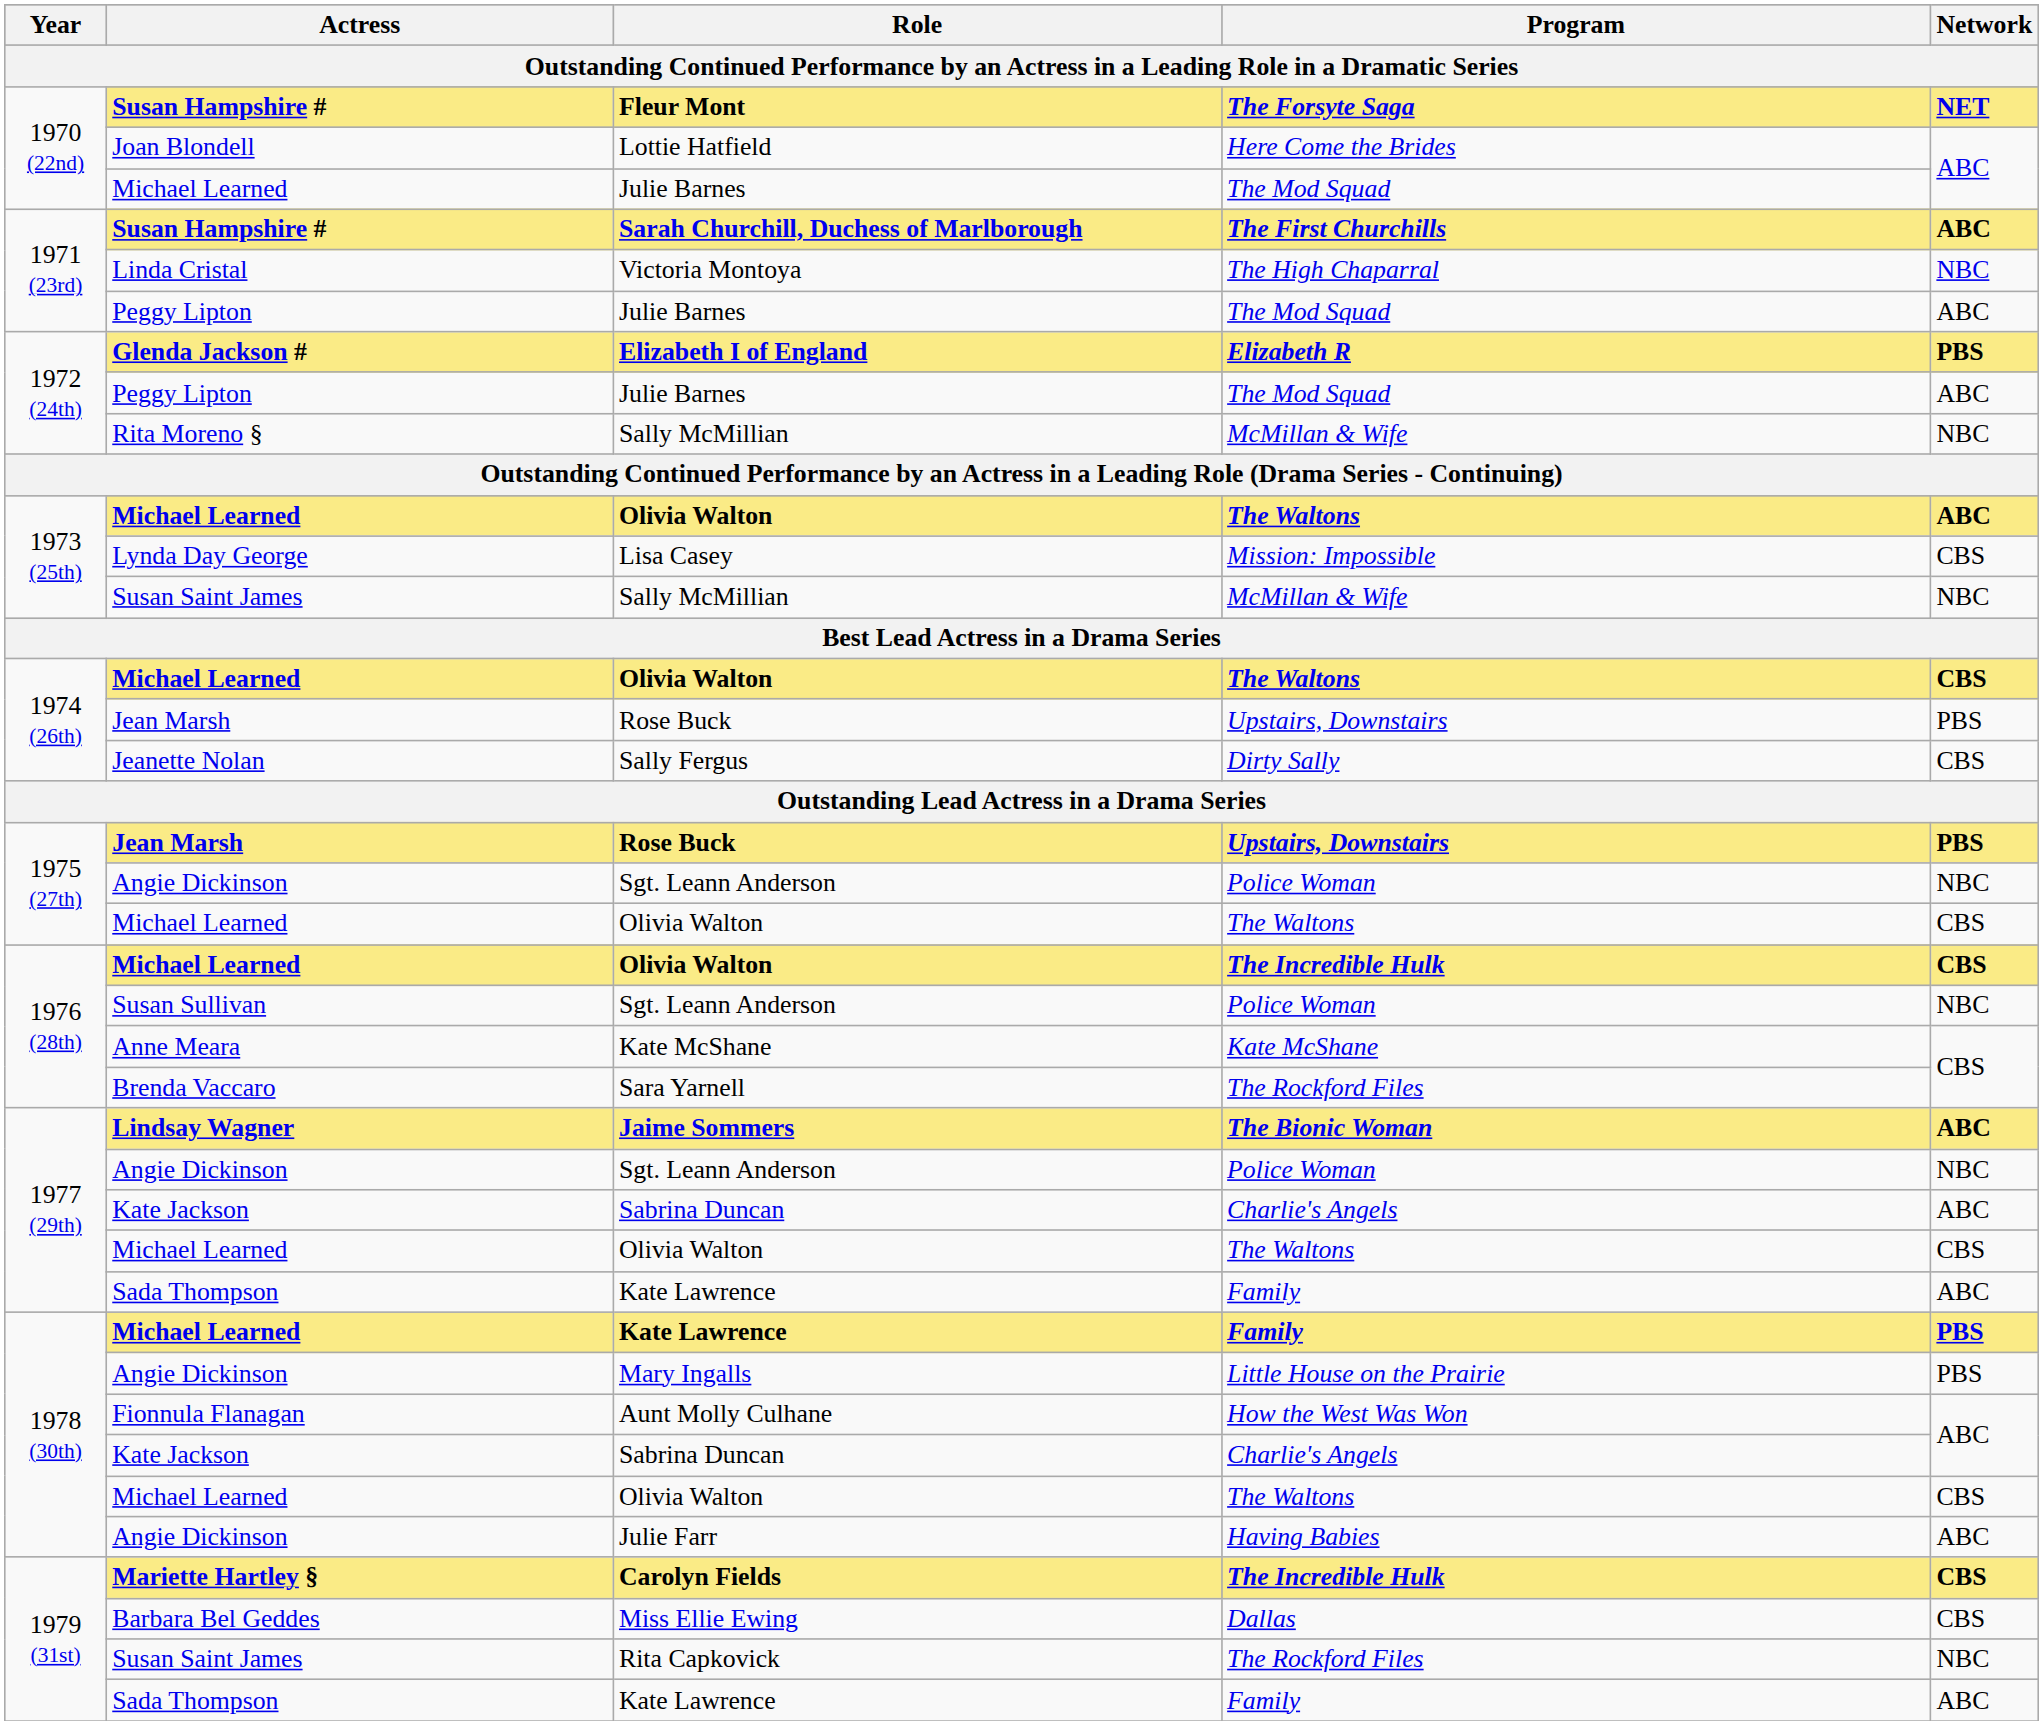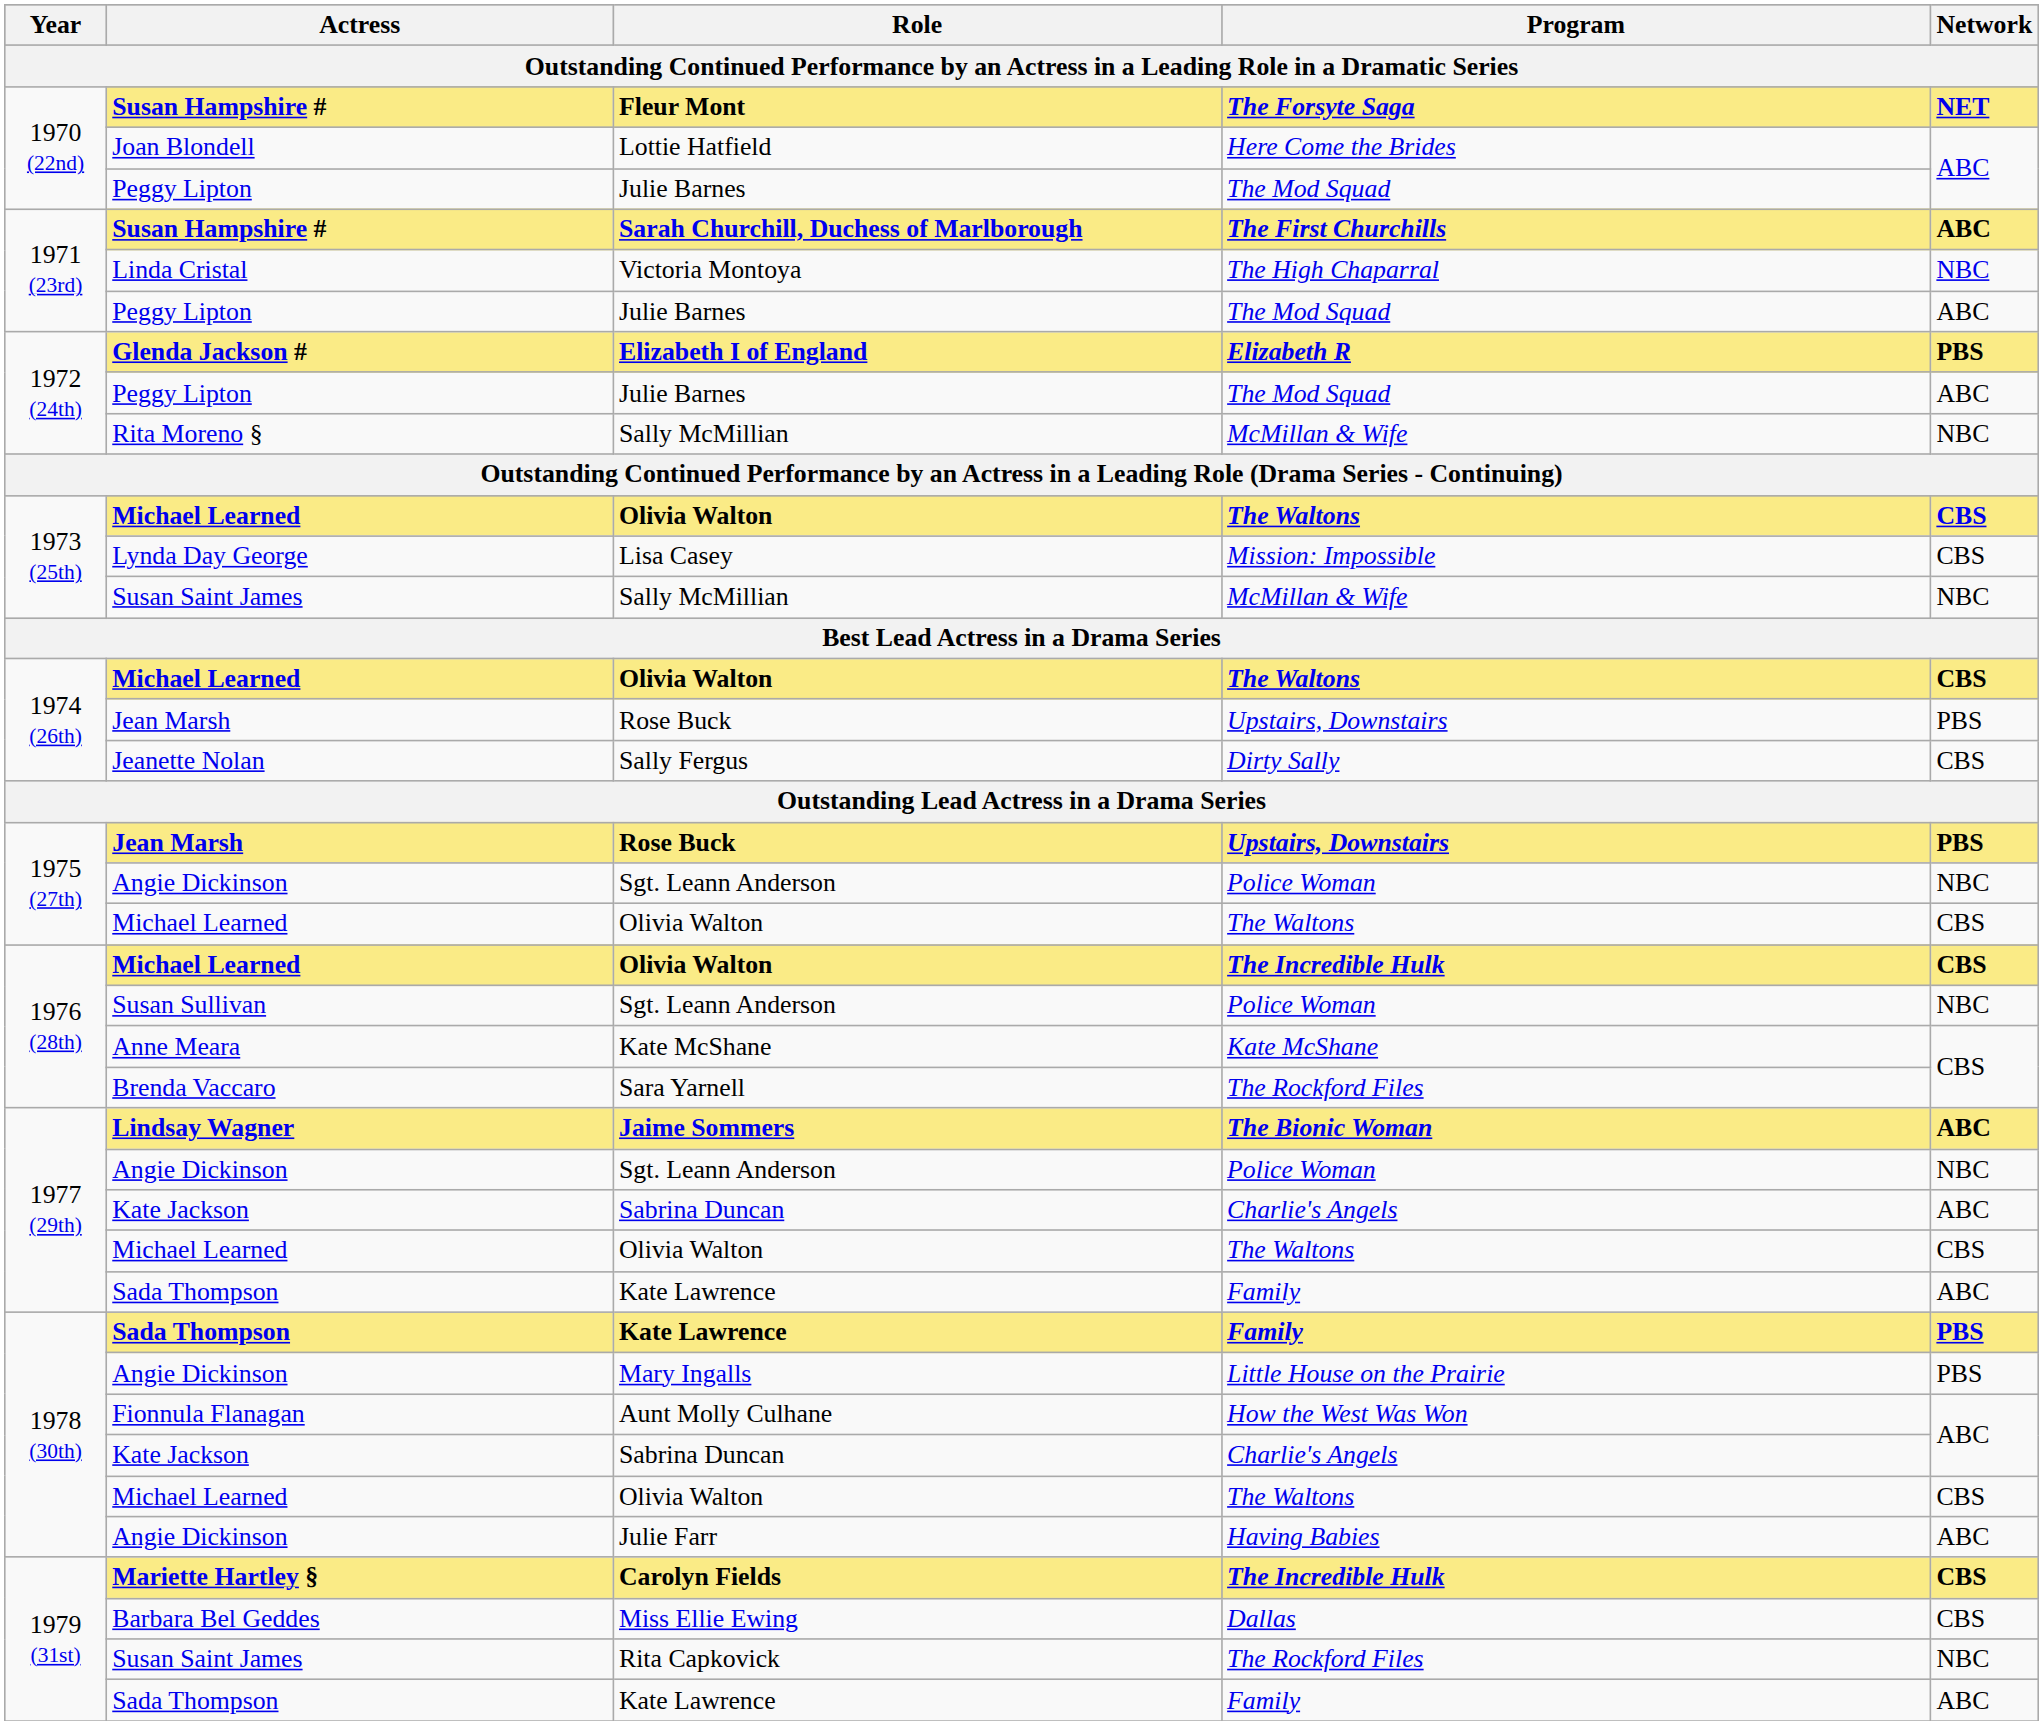(200, 188) Michael Learned -> (182, 188) Peggy Lipton
(1964, 515) ABC -> (1961, 515) CBS
(206, 1332) Michael Learned -> (201, 1332) Sada Thompson
